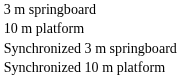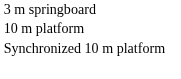- row: (90, 48)
